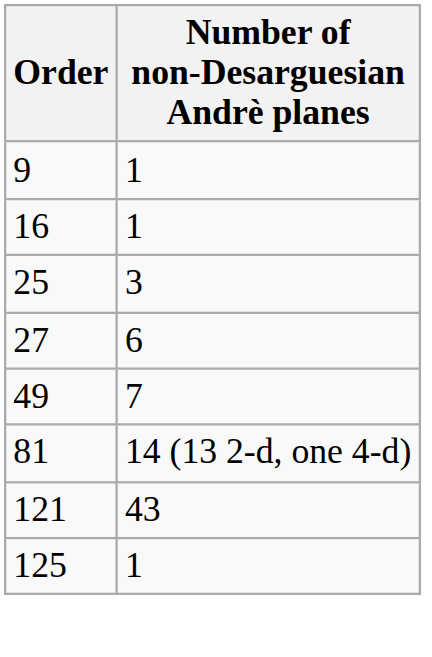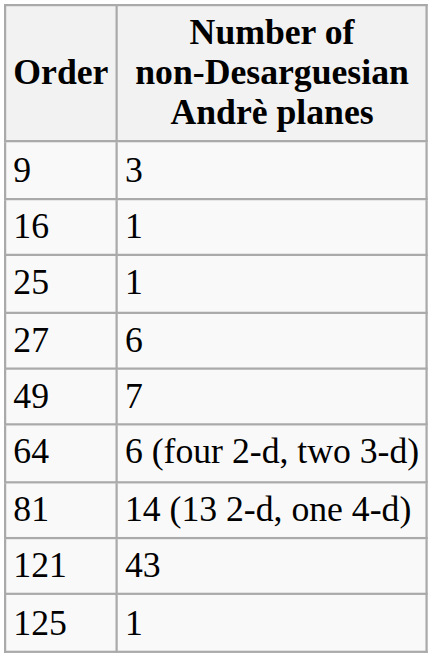(134, 169) 1 -> (134, 169) 3
(134, 282) 3 -> (134, 282) 1
+ row: (31, 452)
